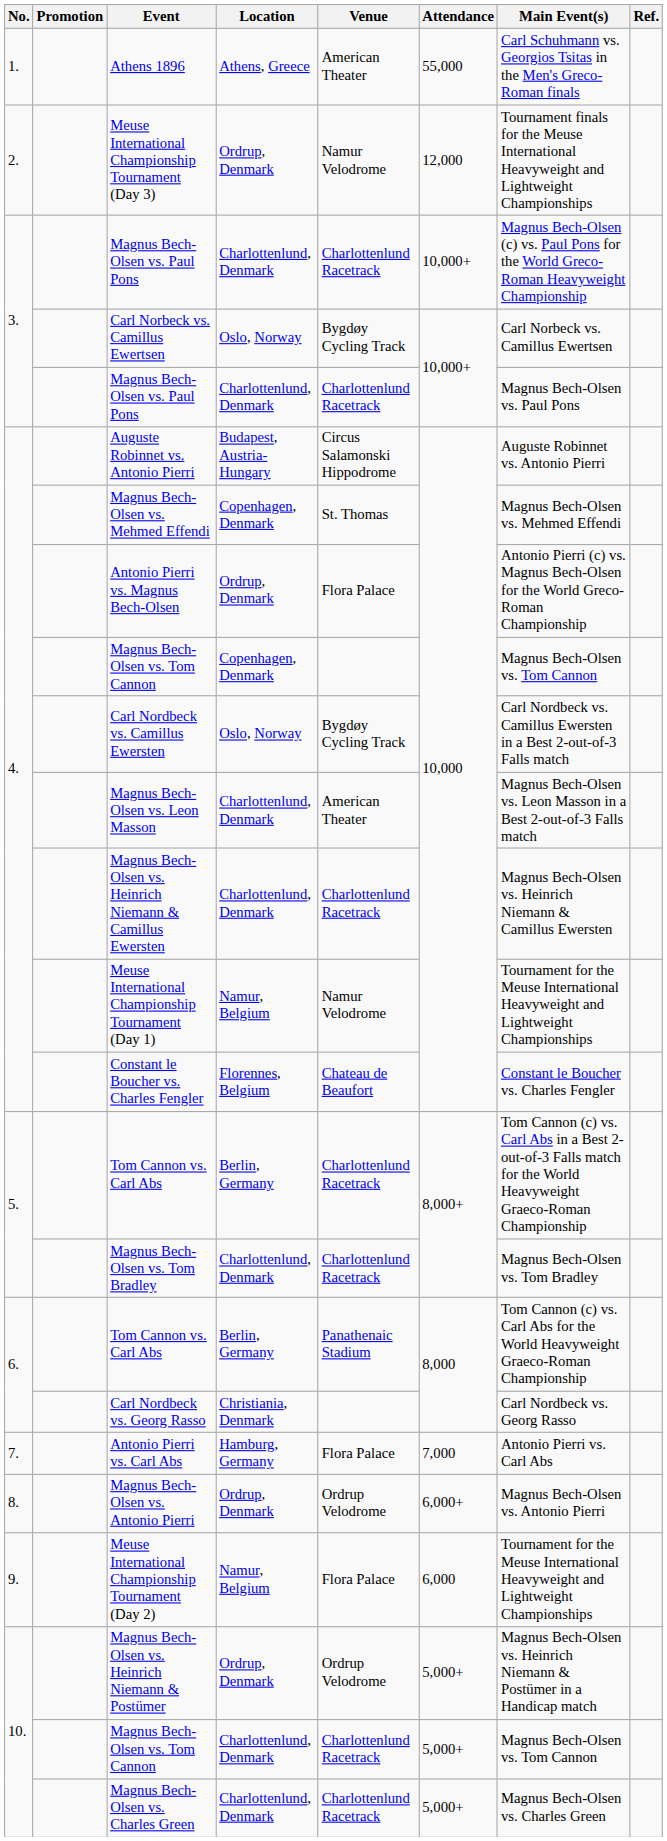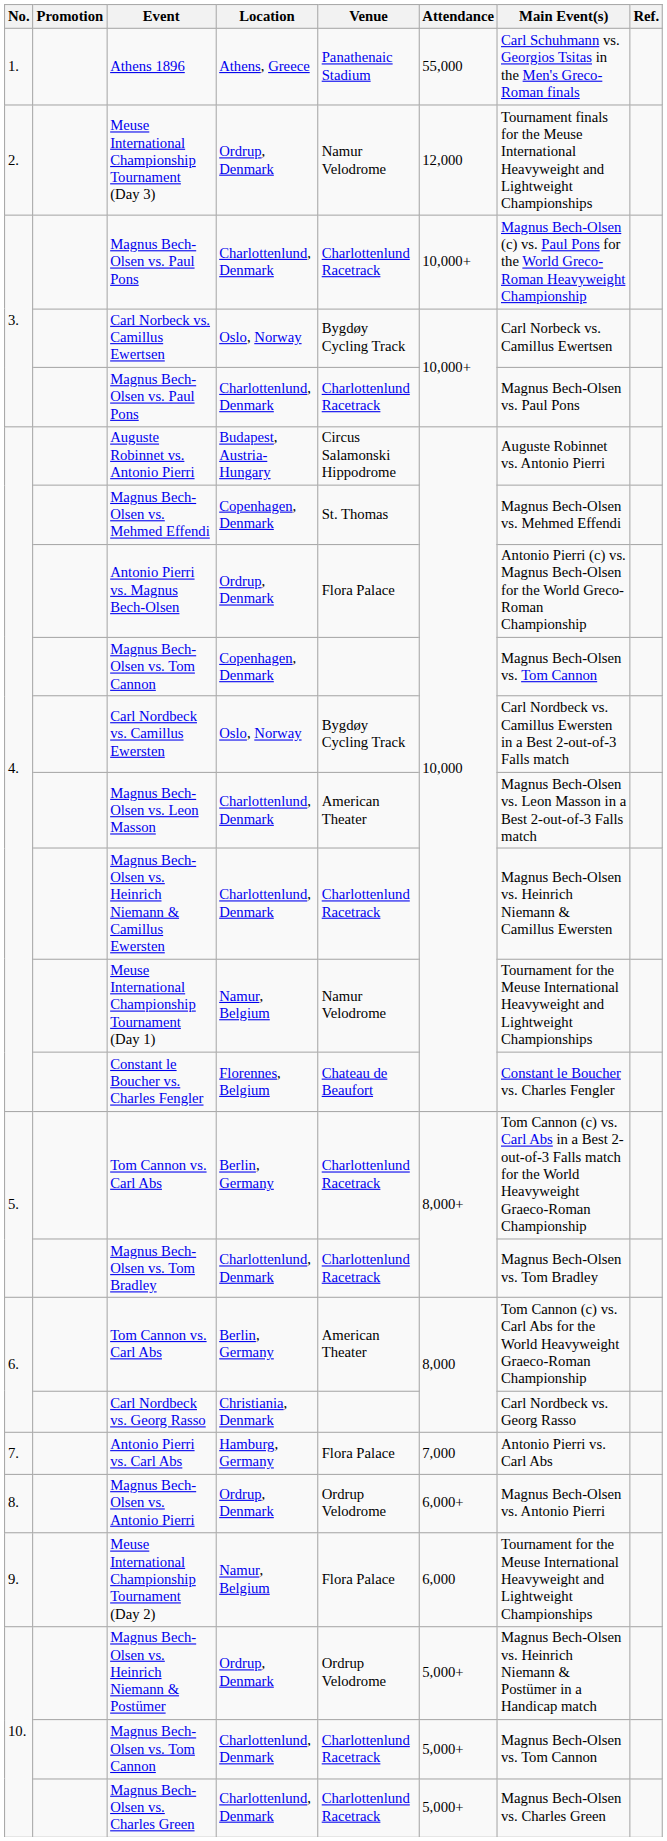(351, 66) American Theater -> (357, 66) Panathenaic Stadium
(357, 1344) Panathenaic Stadium -> (351, 1344) American Theater
